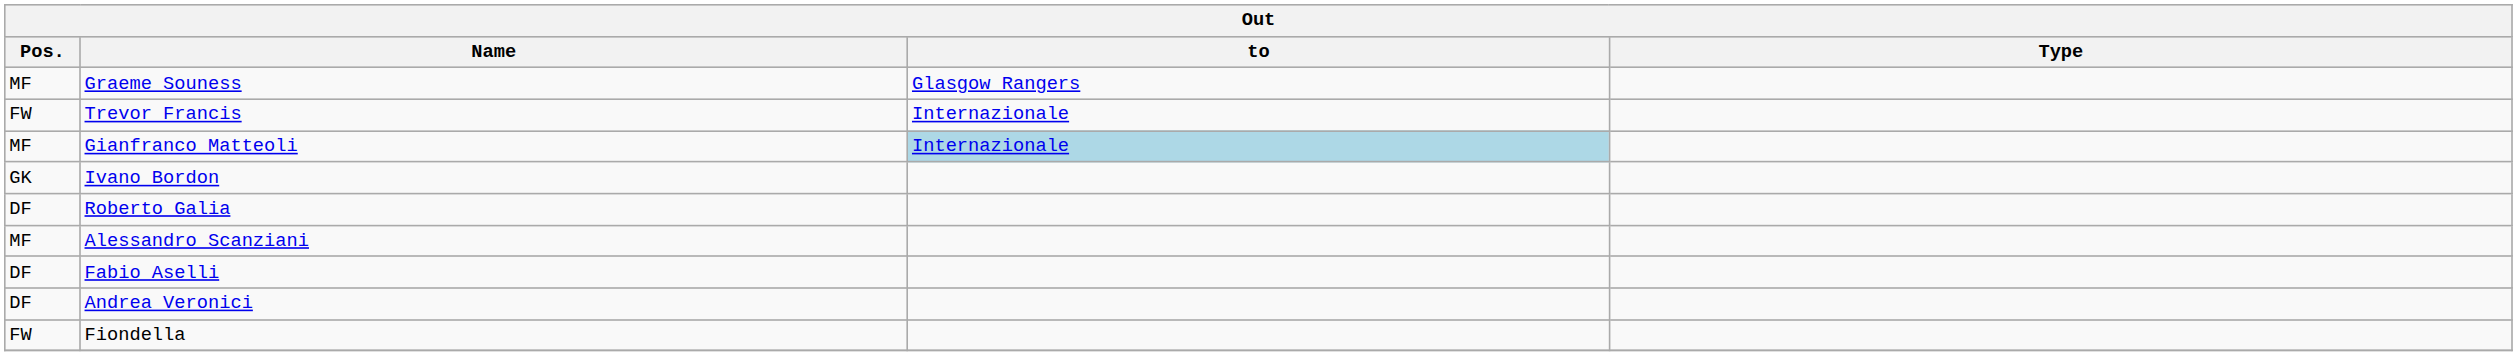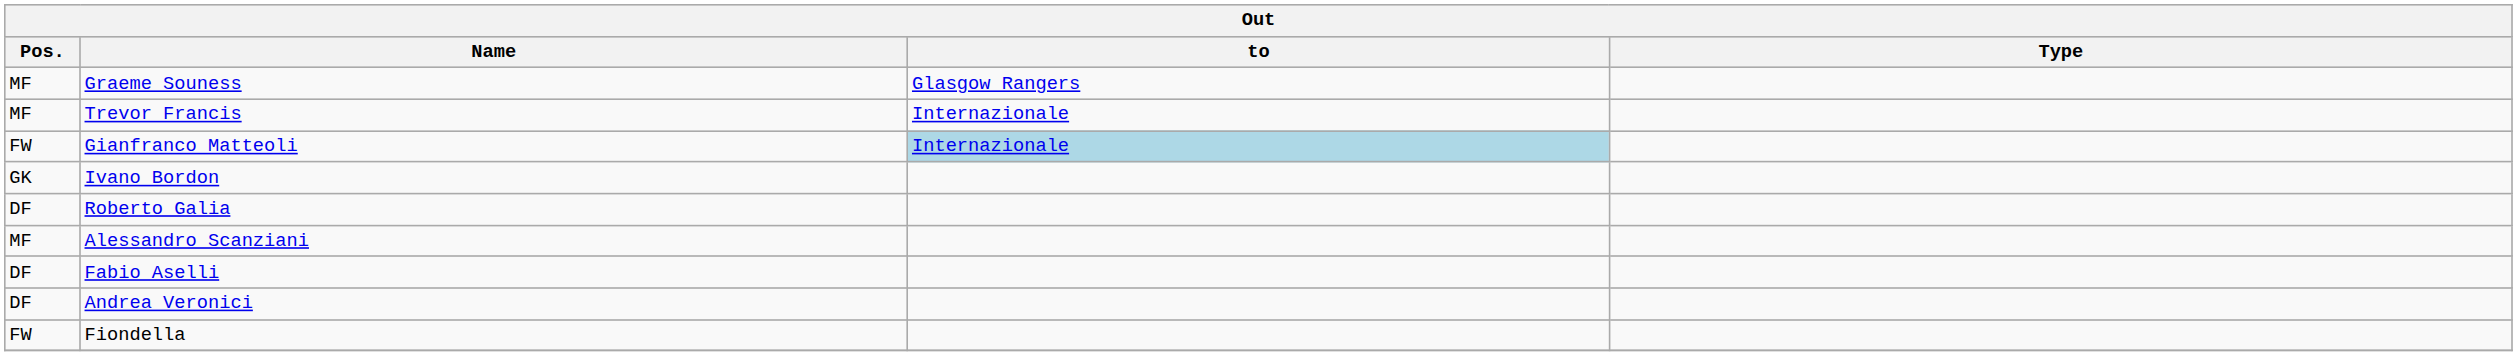(21, 115) FW -> (21, 115) MF
(21, 146) MF -> (21, 146) FW
